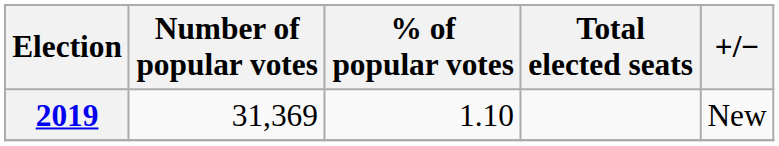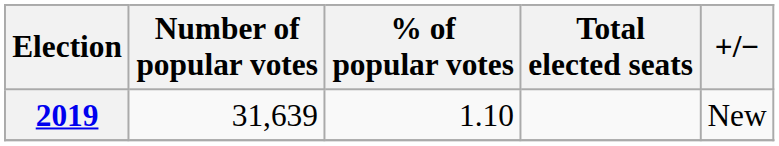(275, 114) 31,369 -> (275, 114) 31,639
